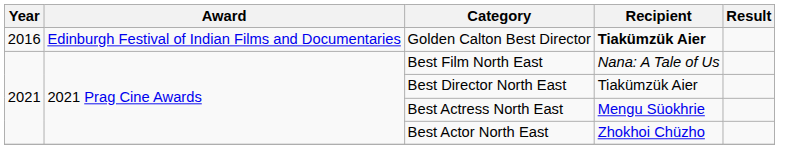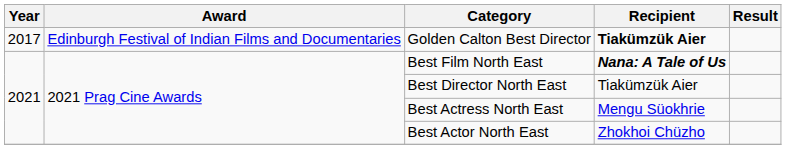(24, 39) 2016 -> (24, 39) 2017
(659, 62) normal -> (662, 62) bold
